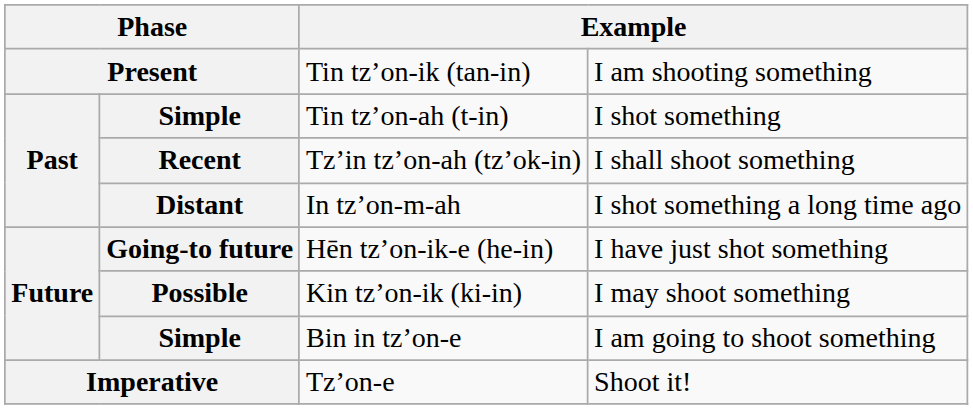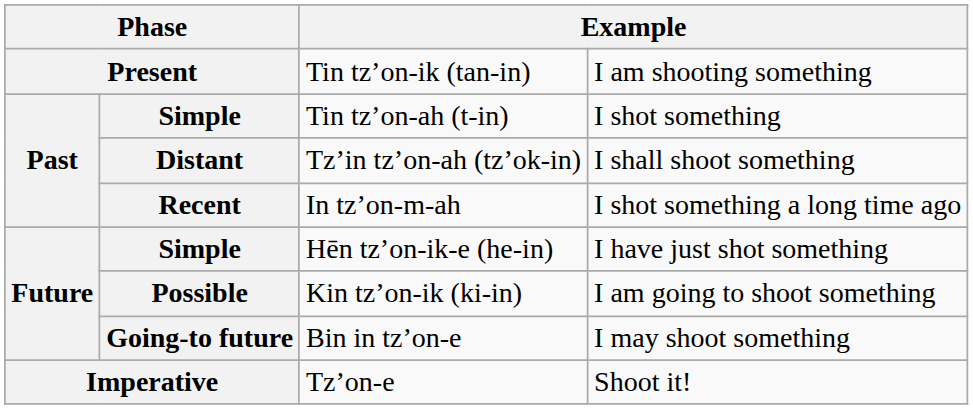(200, 159) Recent -> (200, 159) Distant
(200, 204) Distant -> (200, 204) Recent
(200, 248) Going-to future -> (200, 248) Simple
(722, 293) I may shoot something -> (765, 293) I am going to shoot something
(200, 337) Simple -> (200, 337) Going-to future
(765, 337) I am going to shoot something -> (722, 337) I may shoot something
